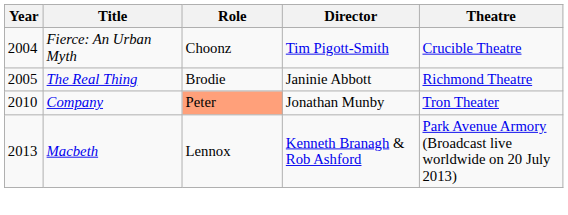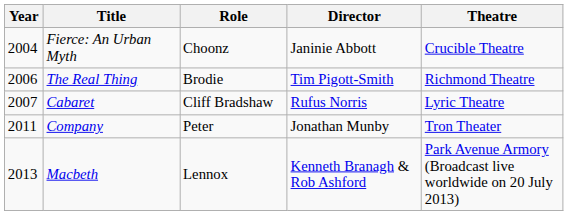(337, 47) Tim Pigott-Smith -> (333, 47) Janinie Abbott
(23, 79) 2005 -> (23, 79) 2006
(329, 79) Janinie Abbott -> (342, 79) Tim Pigott-Smith
+ row: (70, 102)
(23, 102) 2010 -> (22, 126) 2011
(201, 102) lightsalmon background -> (198, 126) no background
